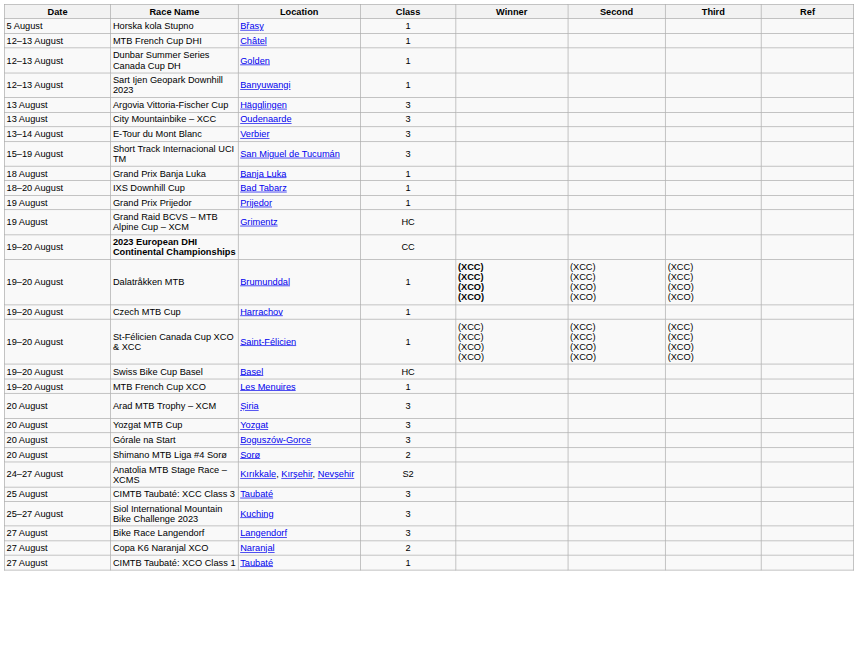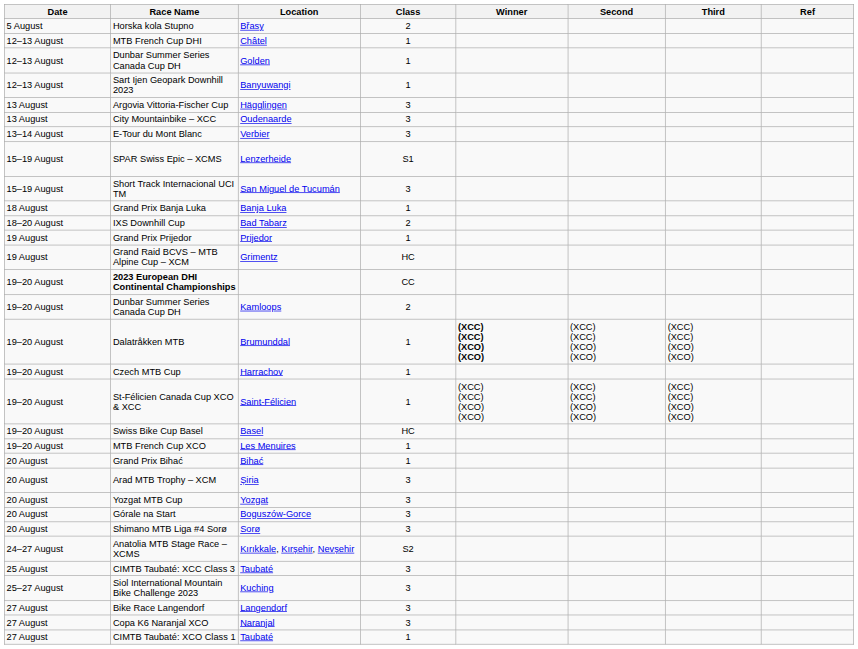(408, 26) 1 -> (408, 26) 2
+ row: (167, 158)
(408, 188) 1 -> (408, 223) 2
+ row: (161, 306)
+ row: (148, 460)
(408, 454) 2 -> (408, 529) 3
(408, 548) 2 -> (408, 622) 3
